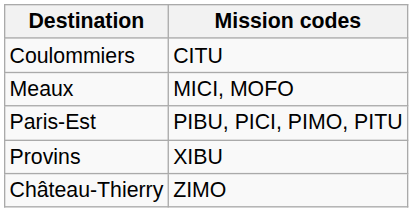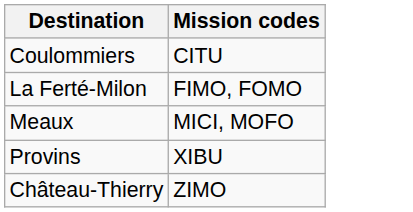+ row: (78, 88)
- row: (53, 122)
